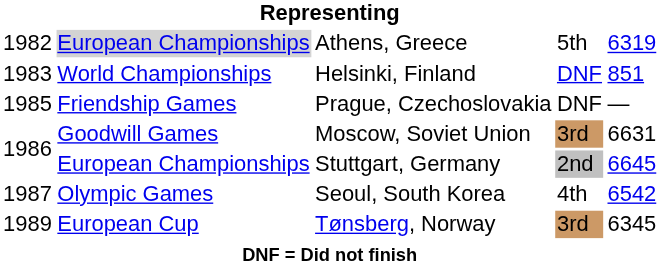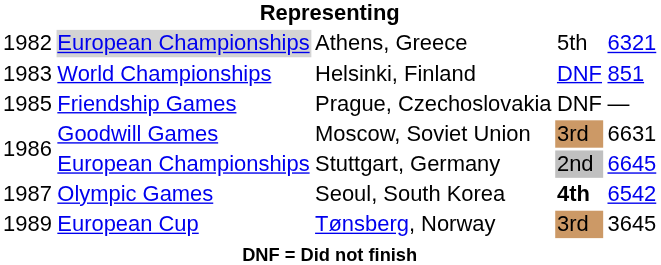(632, 43) 6319 -> (632, 43) 6321
(572, 194) normal -> (573, 194) bold
(632, 224) 6345 -> (632, 224) 3645
